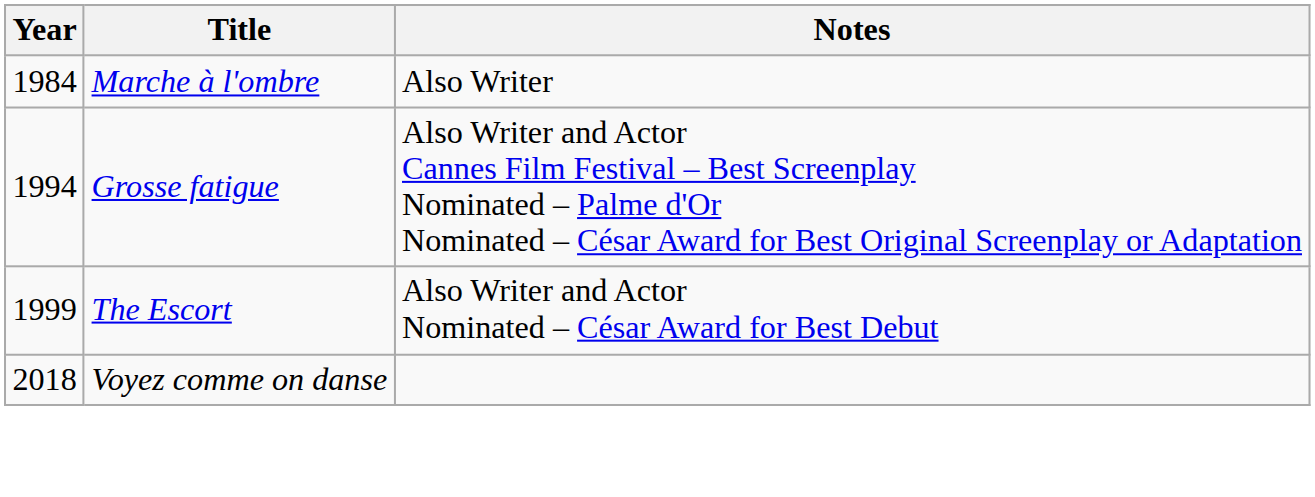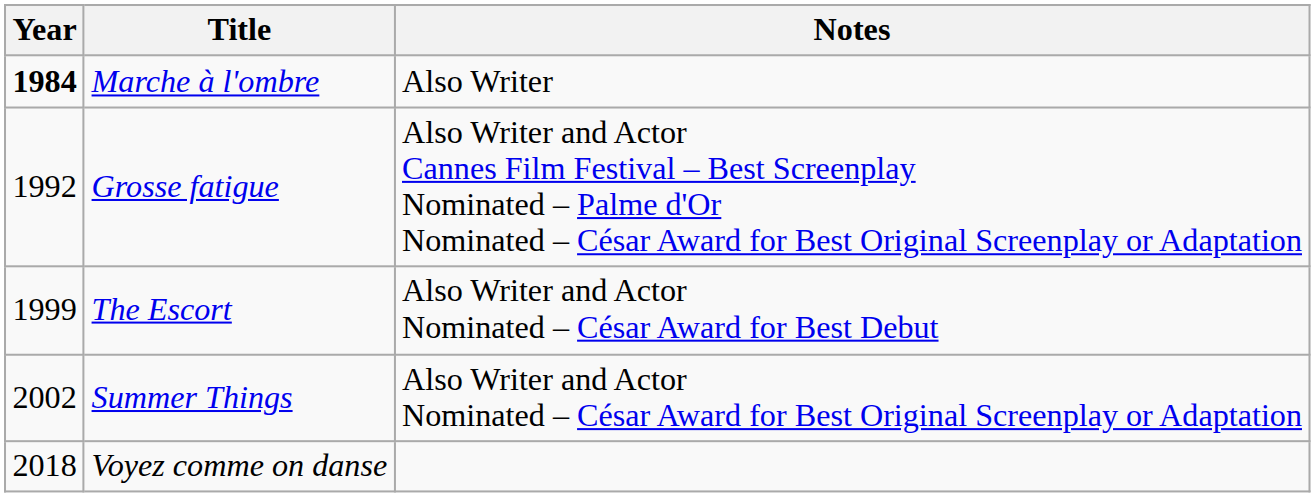(45, 81) normal -> (45, 81) bold
(45, 186) 1994 -> (45, 186) 1992
+ row: (192, 396)
